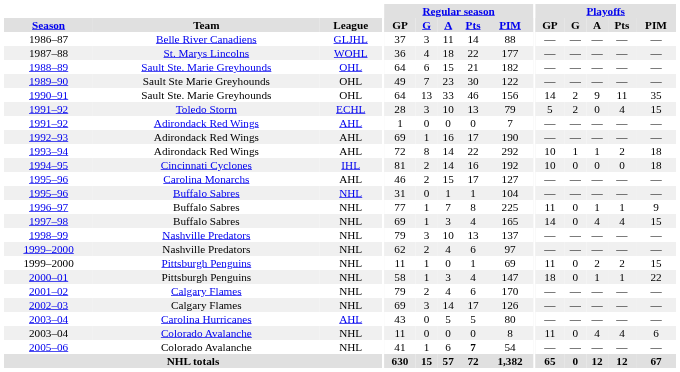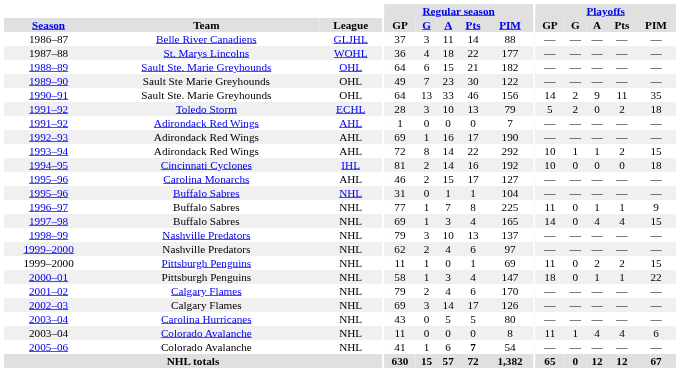(622, 109) 4 -> (622, 109) 2
(656, 109) 15 -> (656, 109) 18
(656, 151) 18 -> (656, 151) 15
(351, 319) AHL -> (351, 319) NHL
(575, 333) 0 -> (575, 333) 1
